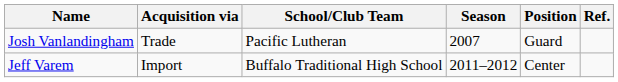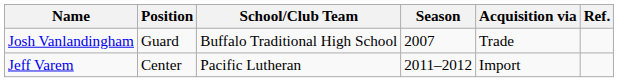columns swapped: (550, 16) <-> (190, 16)
(296, 40) Pacific Lutheran -> (299, 40) Buffalo Traditional High School
(344, 64) Buffalo Traditional High School -> (251, 64) Pacific Lutheran
